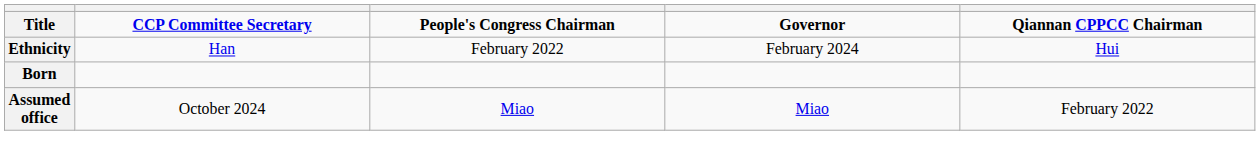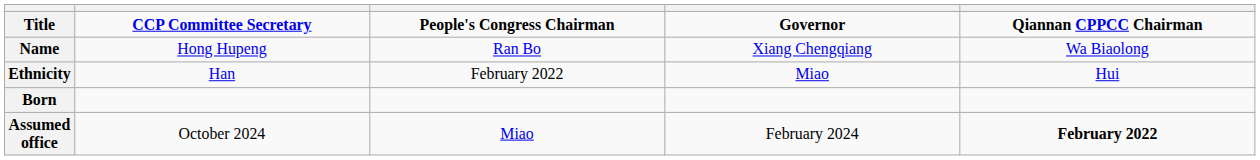+ row: (39, 49)
(812, 49) February 2024 -> (812, 74) Miao
(812, 108) Miao -> (812, 133) February 2024
(1107, 108) normal -> (1107, 133) bold
